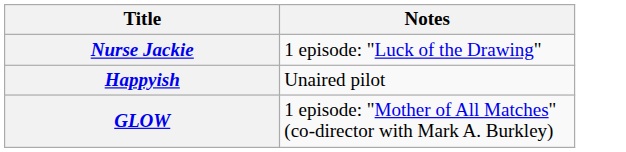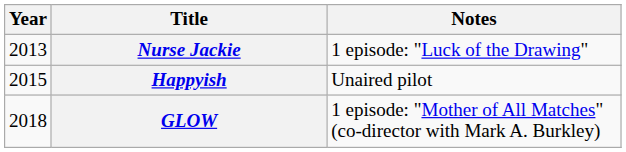+ column: (28, 19)
